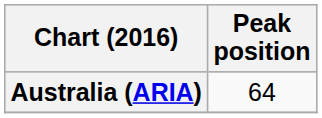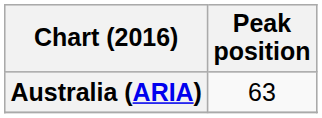(262, 91) 64 -> (262, 91) 63
